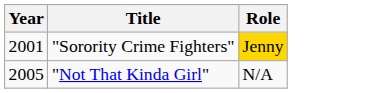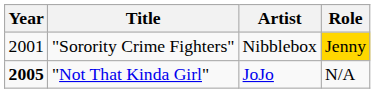+ column: (280, 18)
(26, 74) normal -> (26, 74) bold
